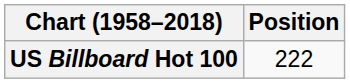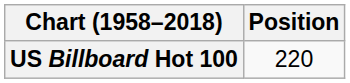(294, 59) 222 -> (294, 59) 220
